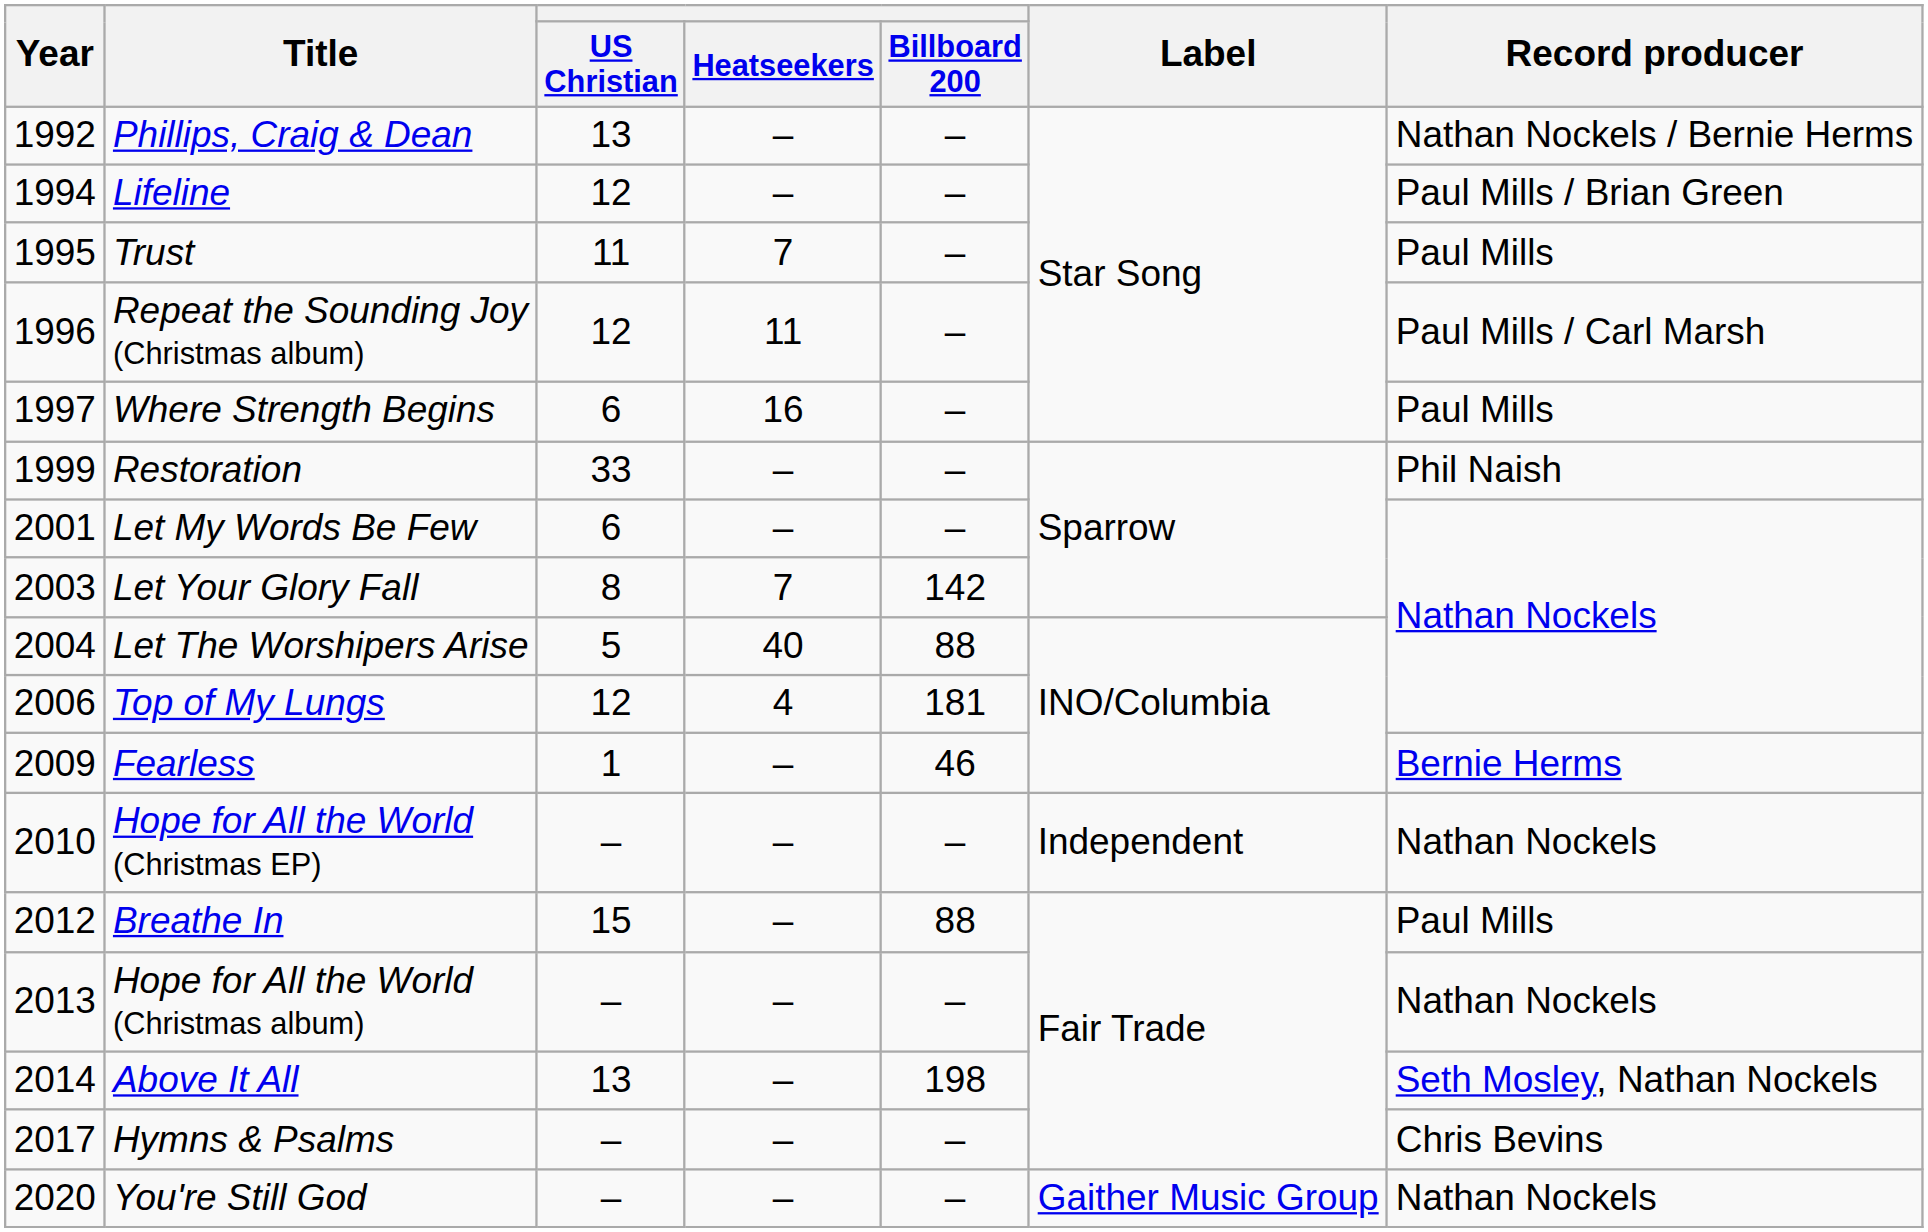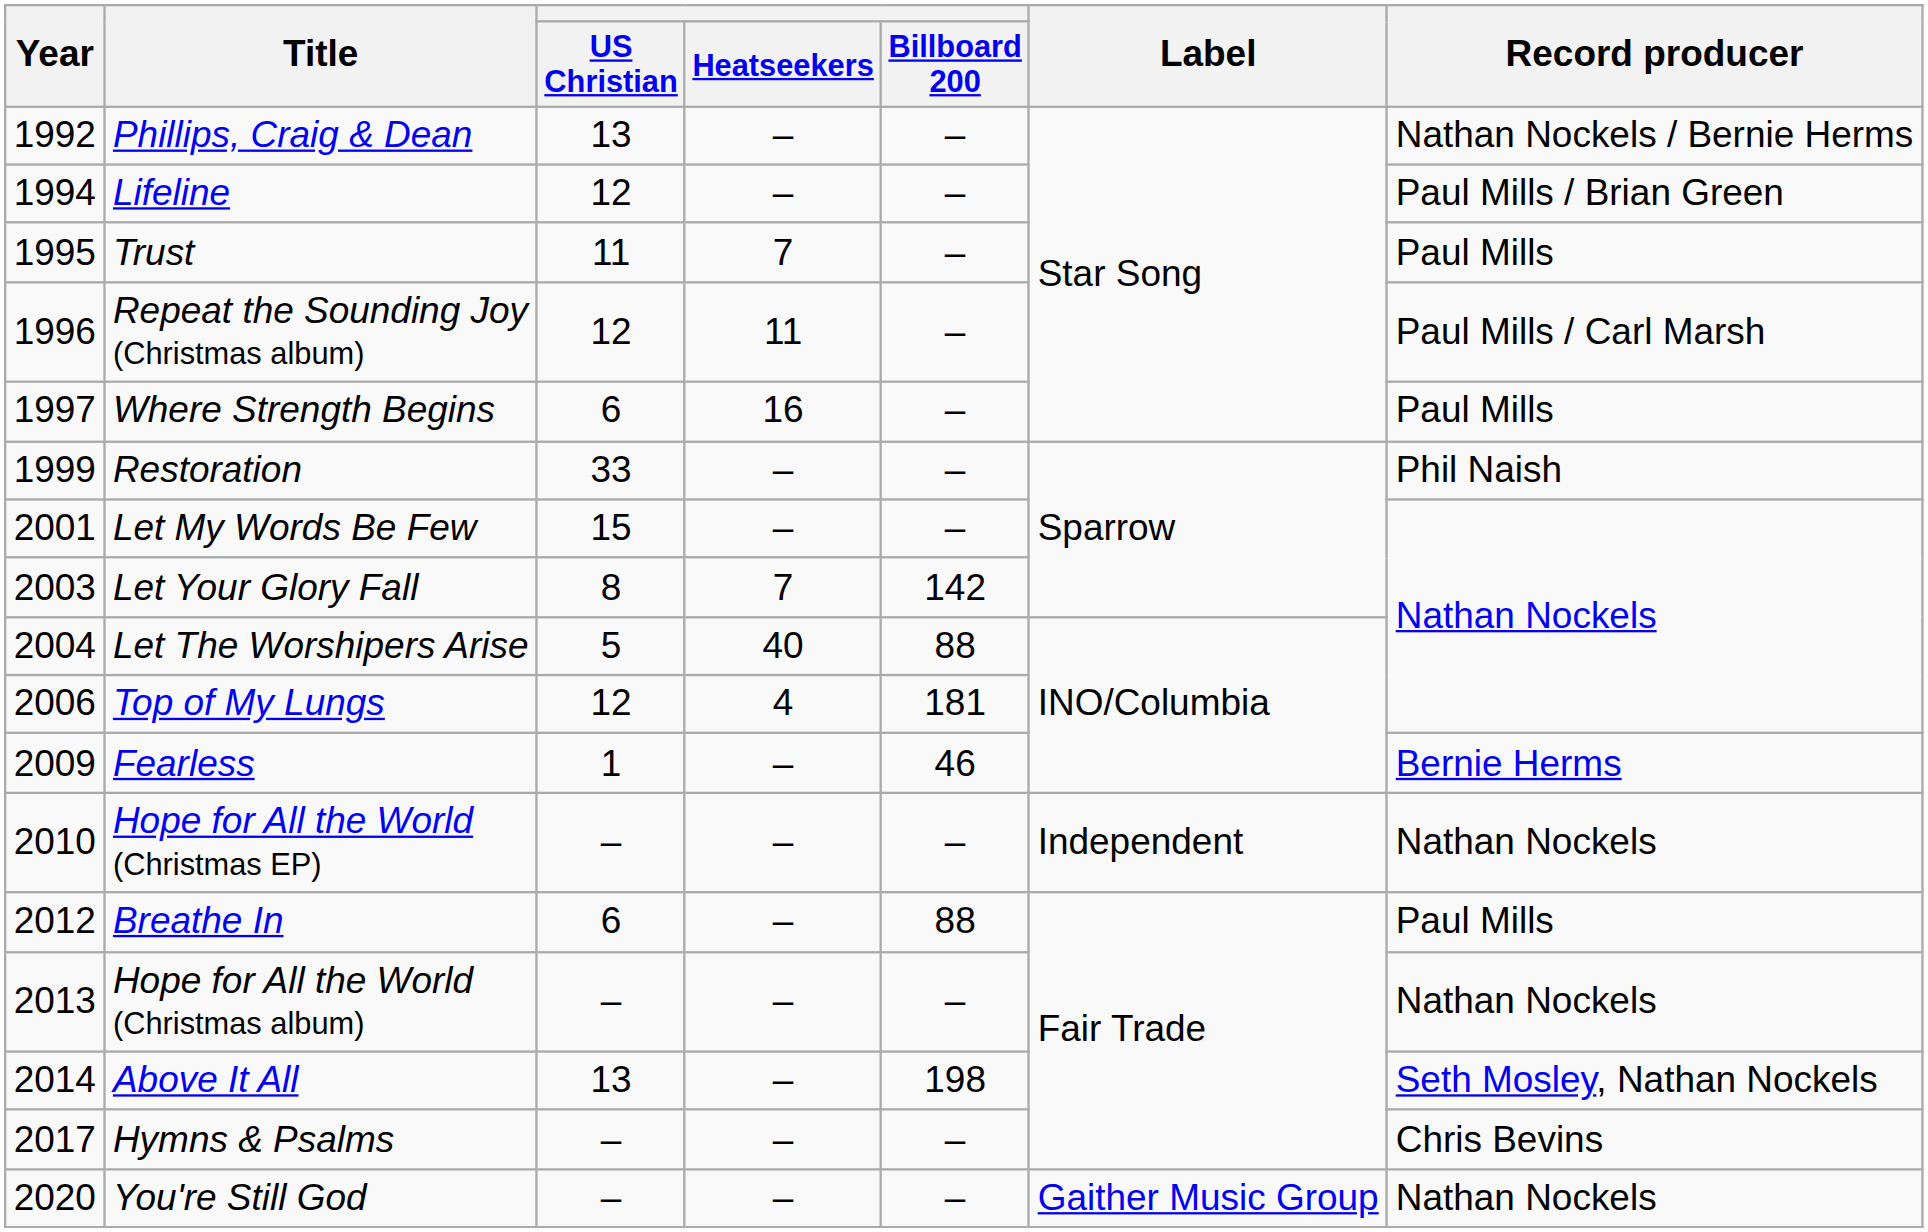(611, 528) 6 -> (611, 528) 15
(611, 921) 15 -> (611, 921) 6
